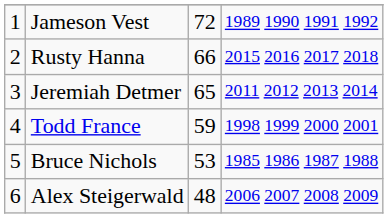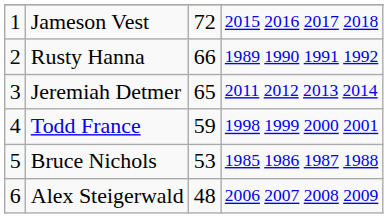(302, 21) 1989 1990 1991 1992 -> (302, 21) 2015 2016 2017 2018
(302, 56) 2015 2016 2017 2018 -> (302, 56) 1989 1990 1991 1992
